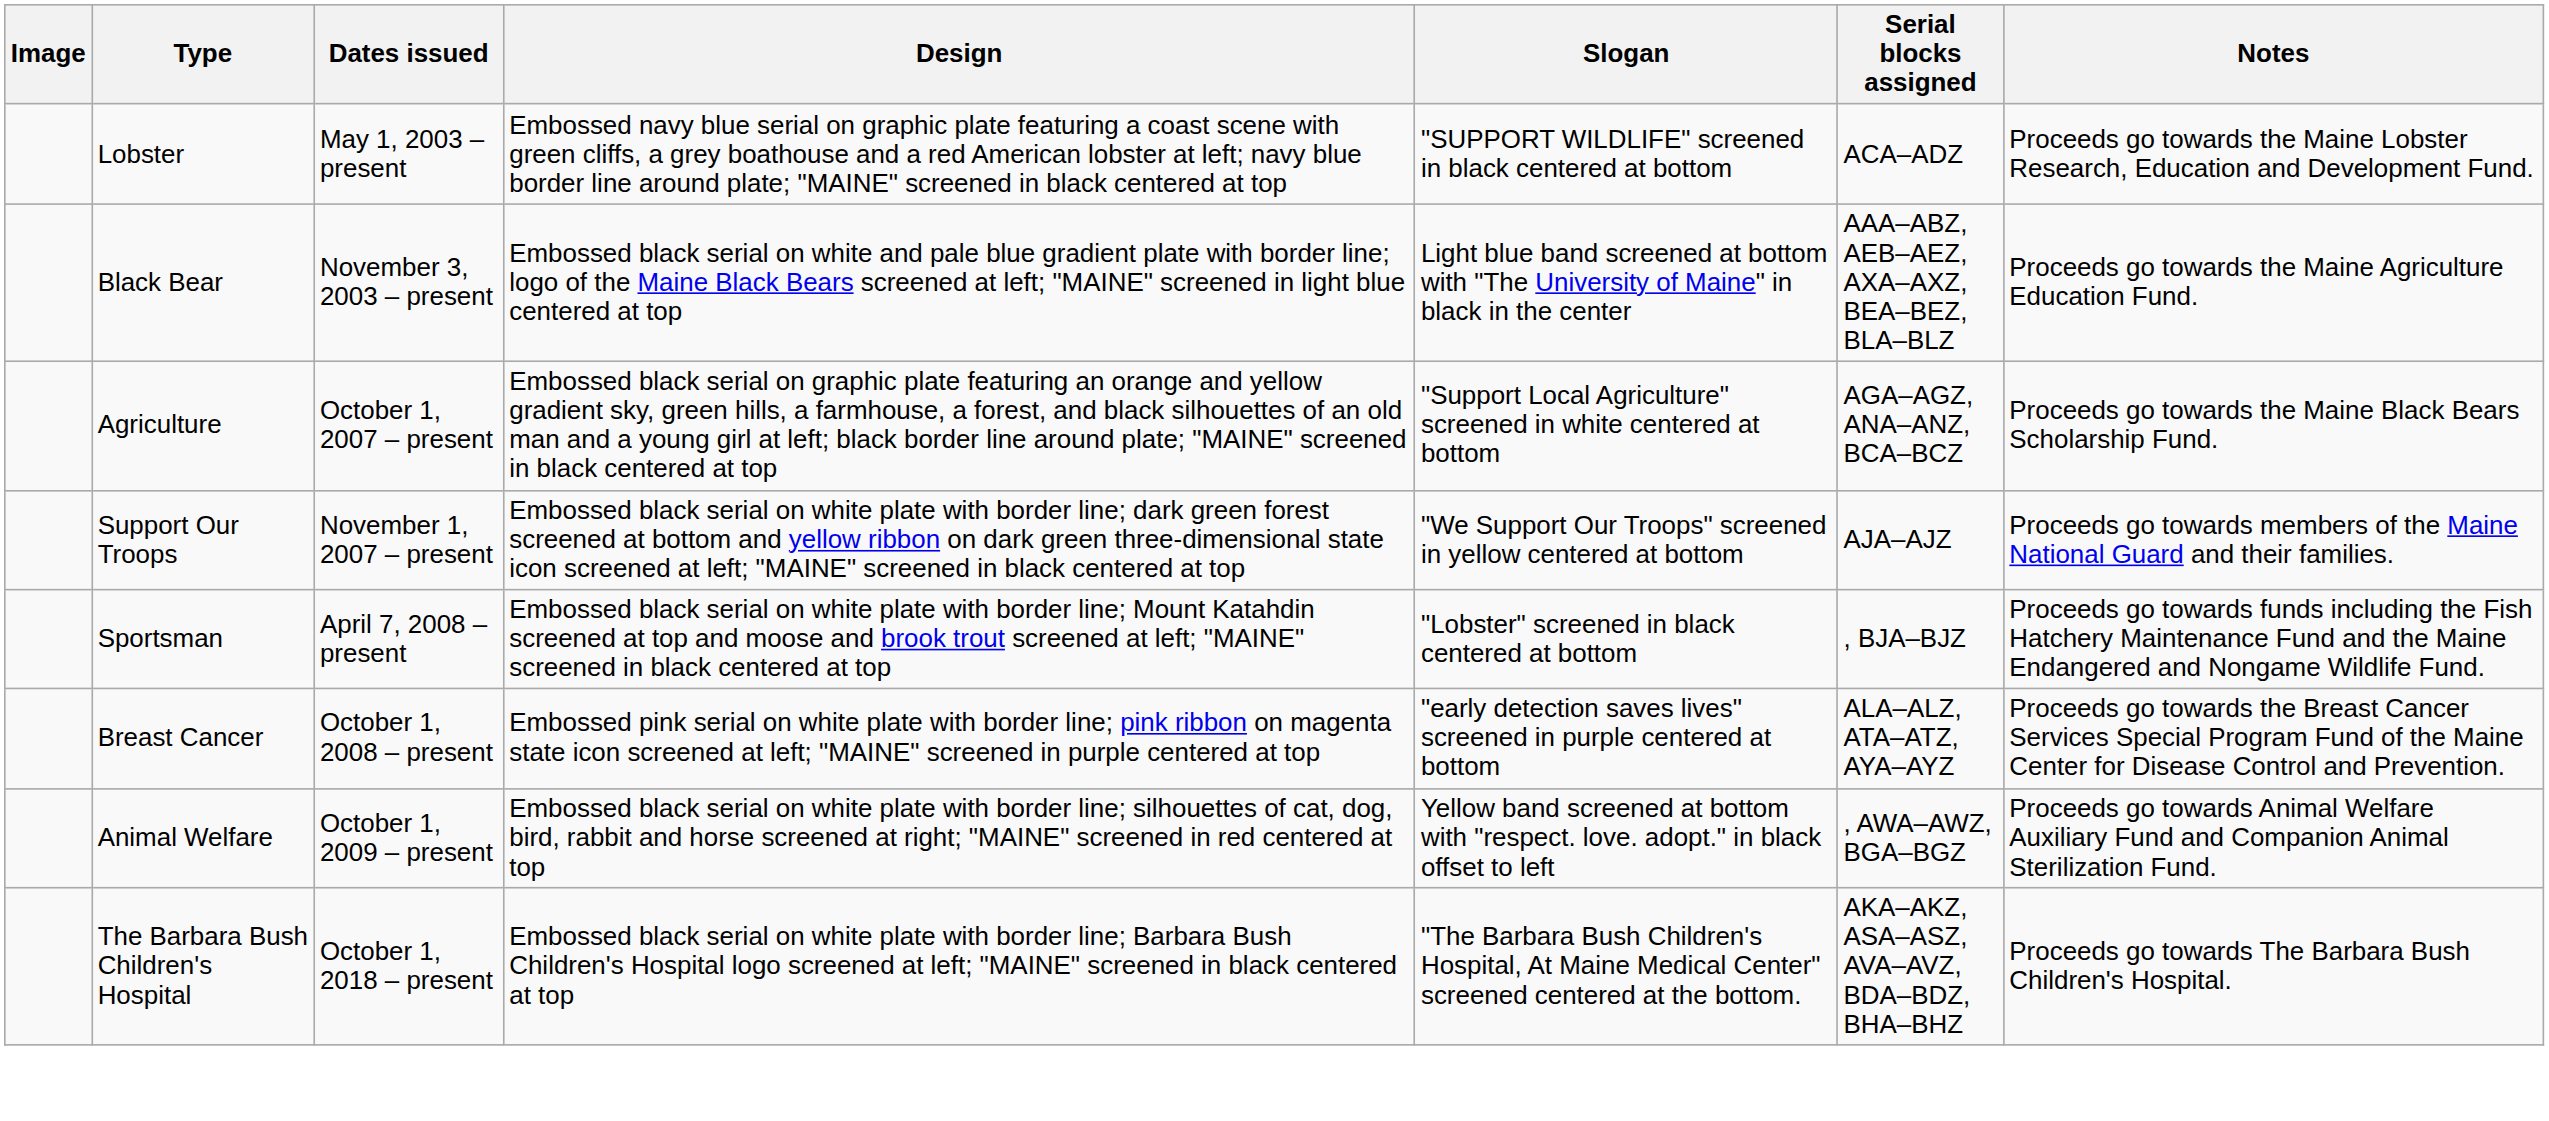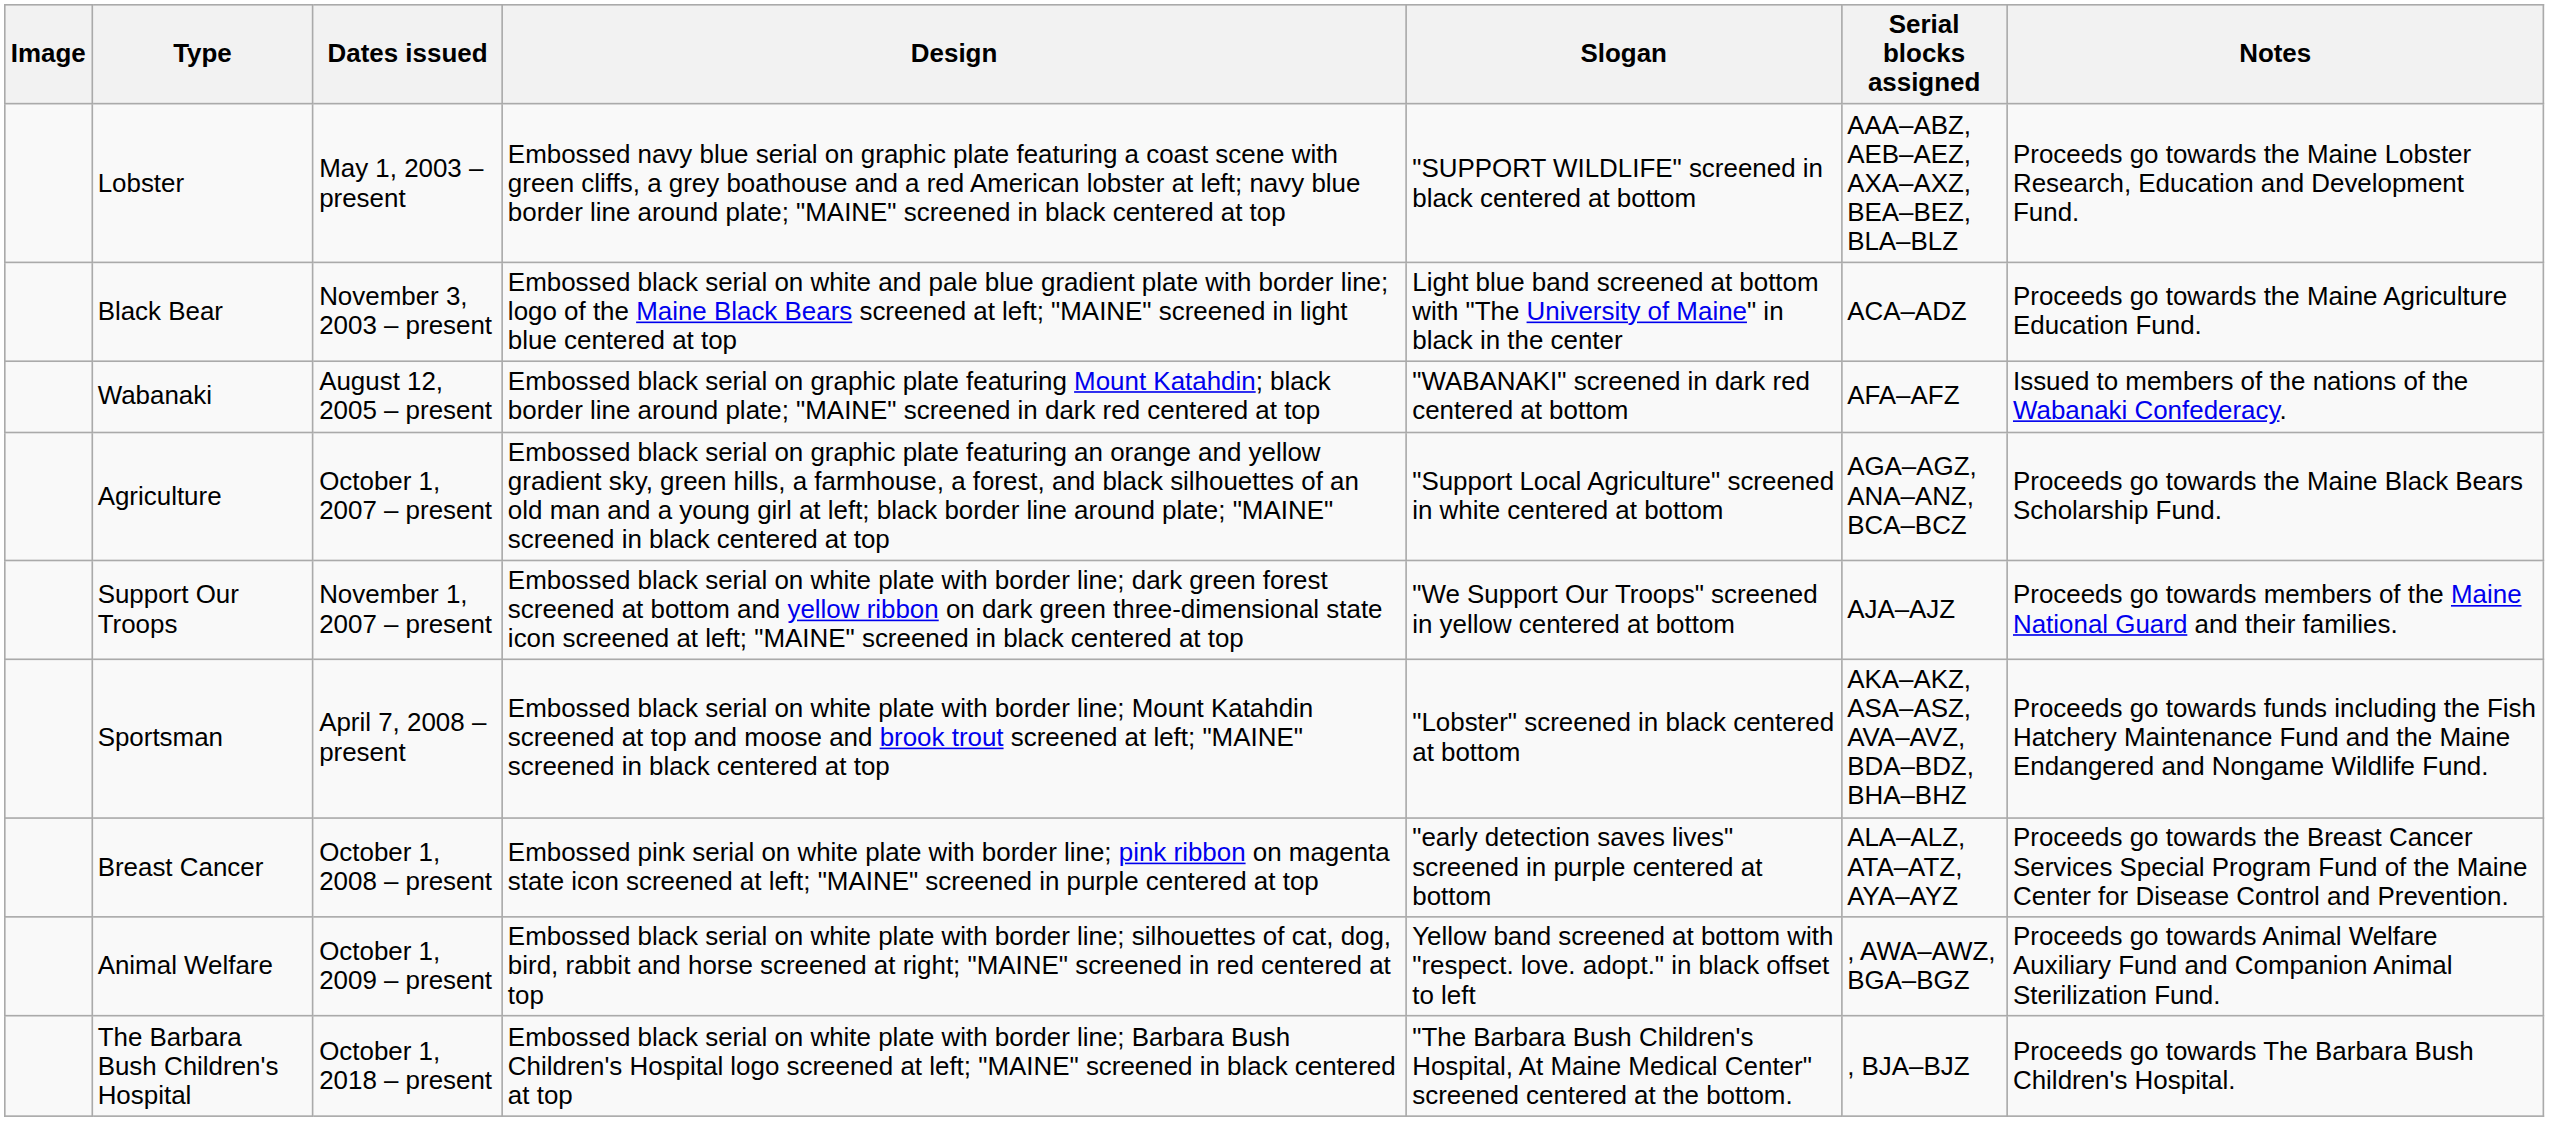(1903, 153) ACA–ADZ -> (1909, 182) AAA–ABZ, AEB–AEZ, AXA–AXZ, BEA–BEZ, BLA–BLZ
(1905, 282) AAA–ABZ, AEB–AEZ, AXA–AXZ, BEA–BEZ, BLA–BLZ -> (1907, 311) ACA–ADZ
+ row: (155, 396)
(1905, 638) , BJA–BJZ -> (1911, 738) AKA–AKZ, ASA–ASZ, AVA–AVZ, BDA–BDZ, BHA–BHZ
(1907, 966) AKA–AKZ, ASA–ASZ, AVA–AVZ, BDA–BDZ, BHA–BHZ -> (1908, 1065) , BJA–BJZ
